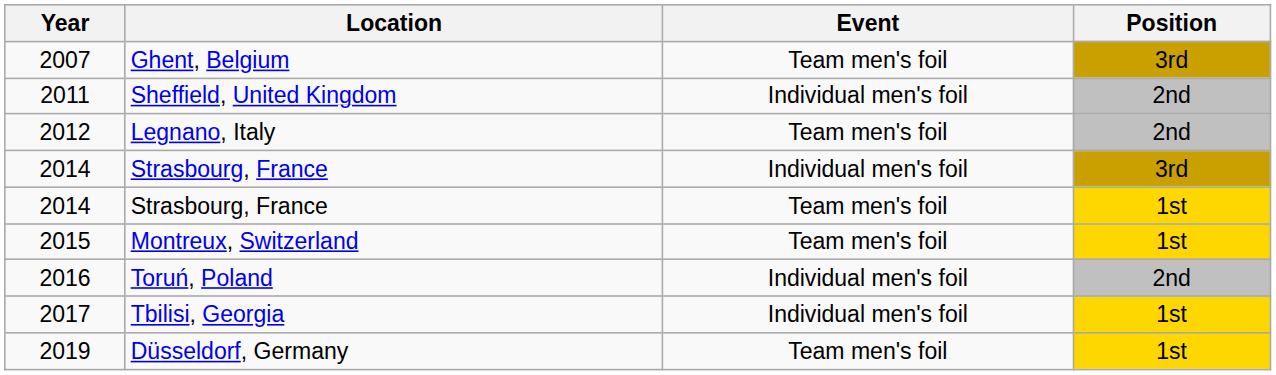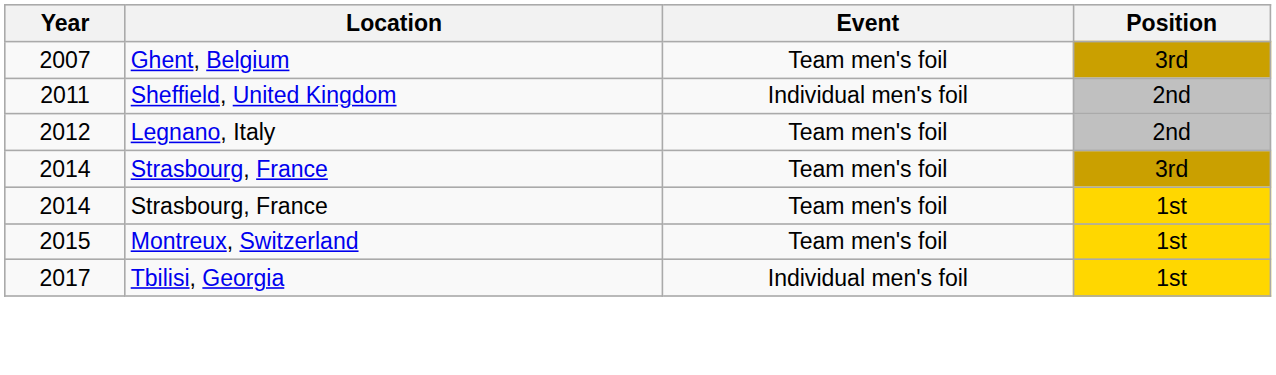(868, 169) Individual men's foil -> (868, 169) Team men's foil
- row: (65, 278)
- row: (65, 351)
